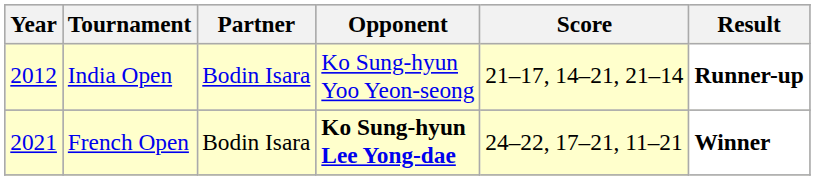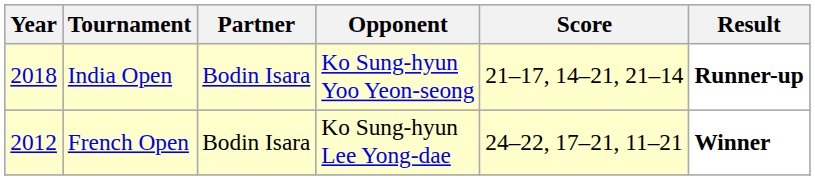(34, 76) 2012 -> (34, 76) 2018
(34, 142) 2021 -> (34, 142) 2012
(394, 142) bold -> (390, 142) normal
